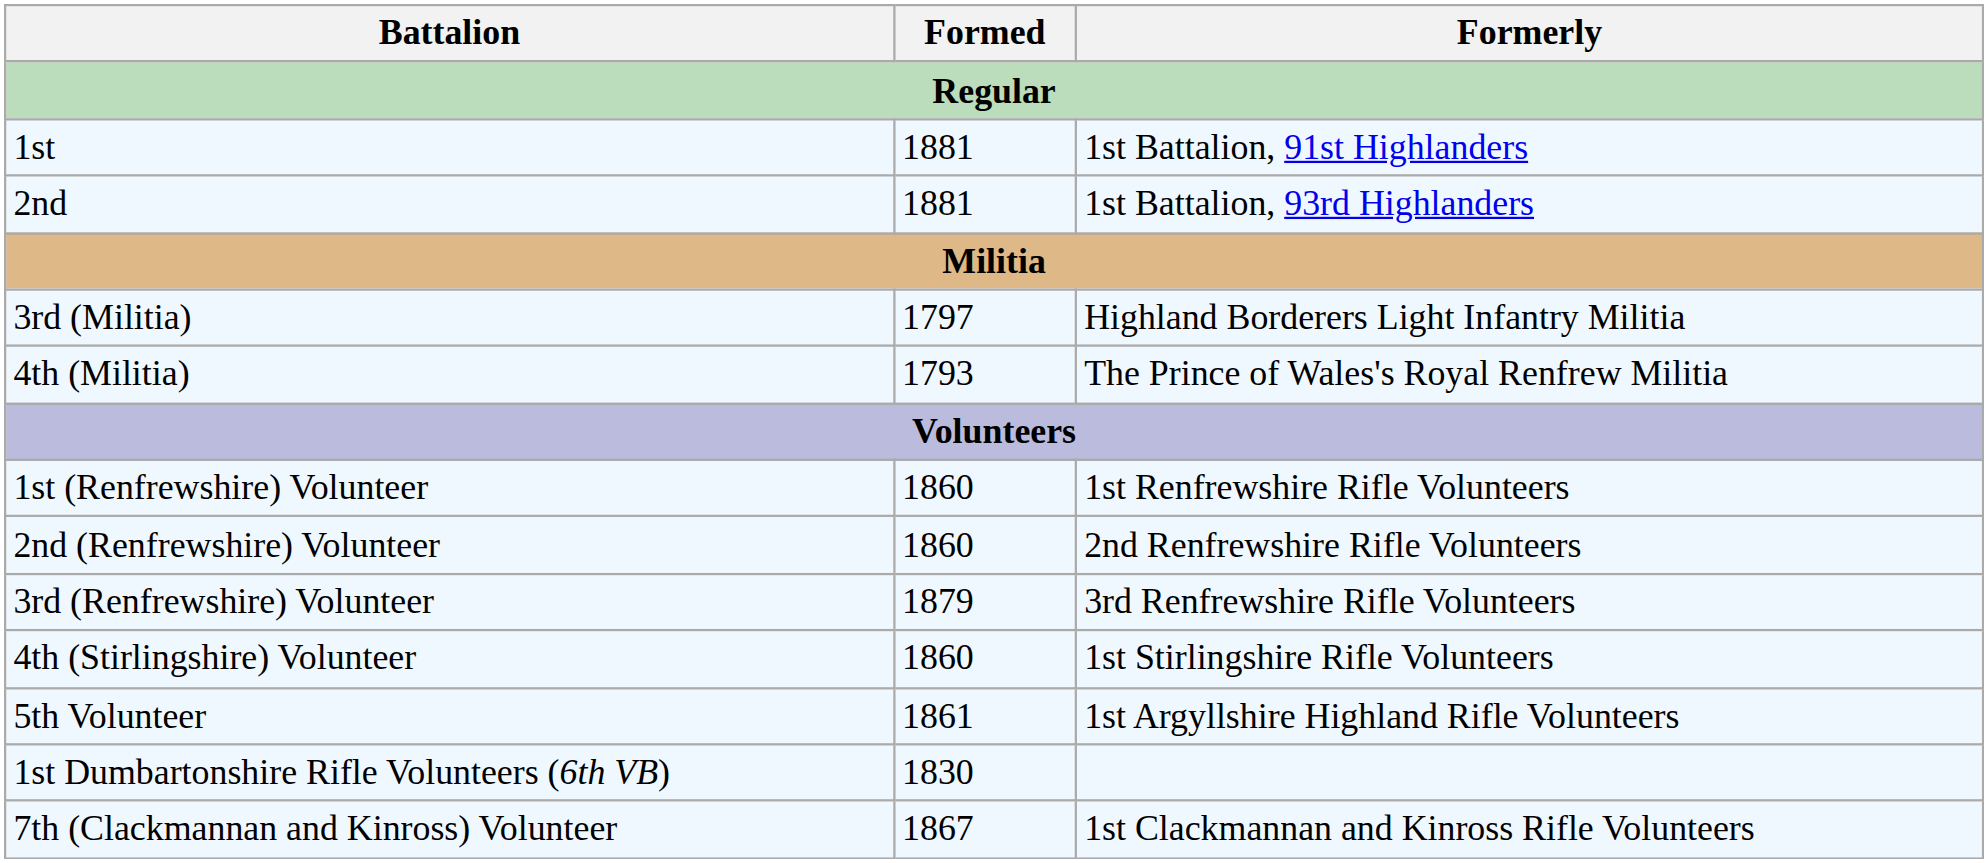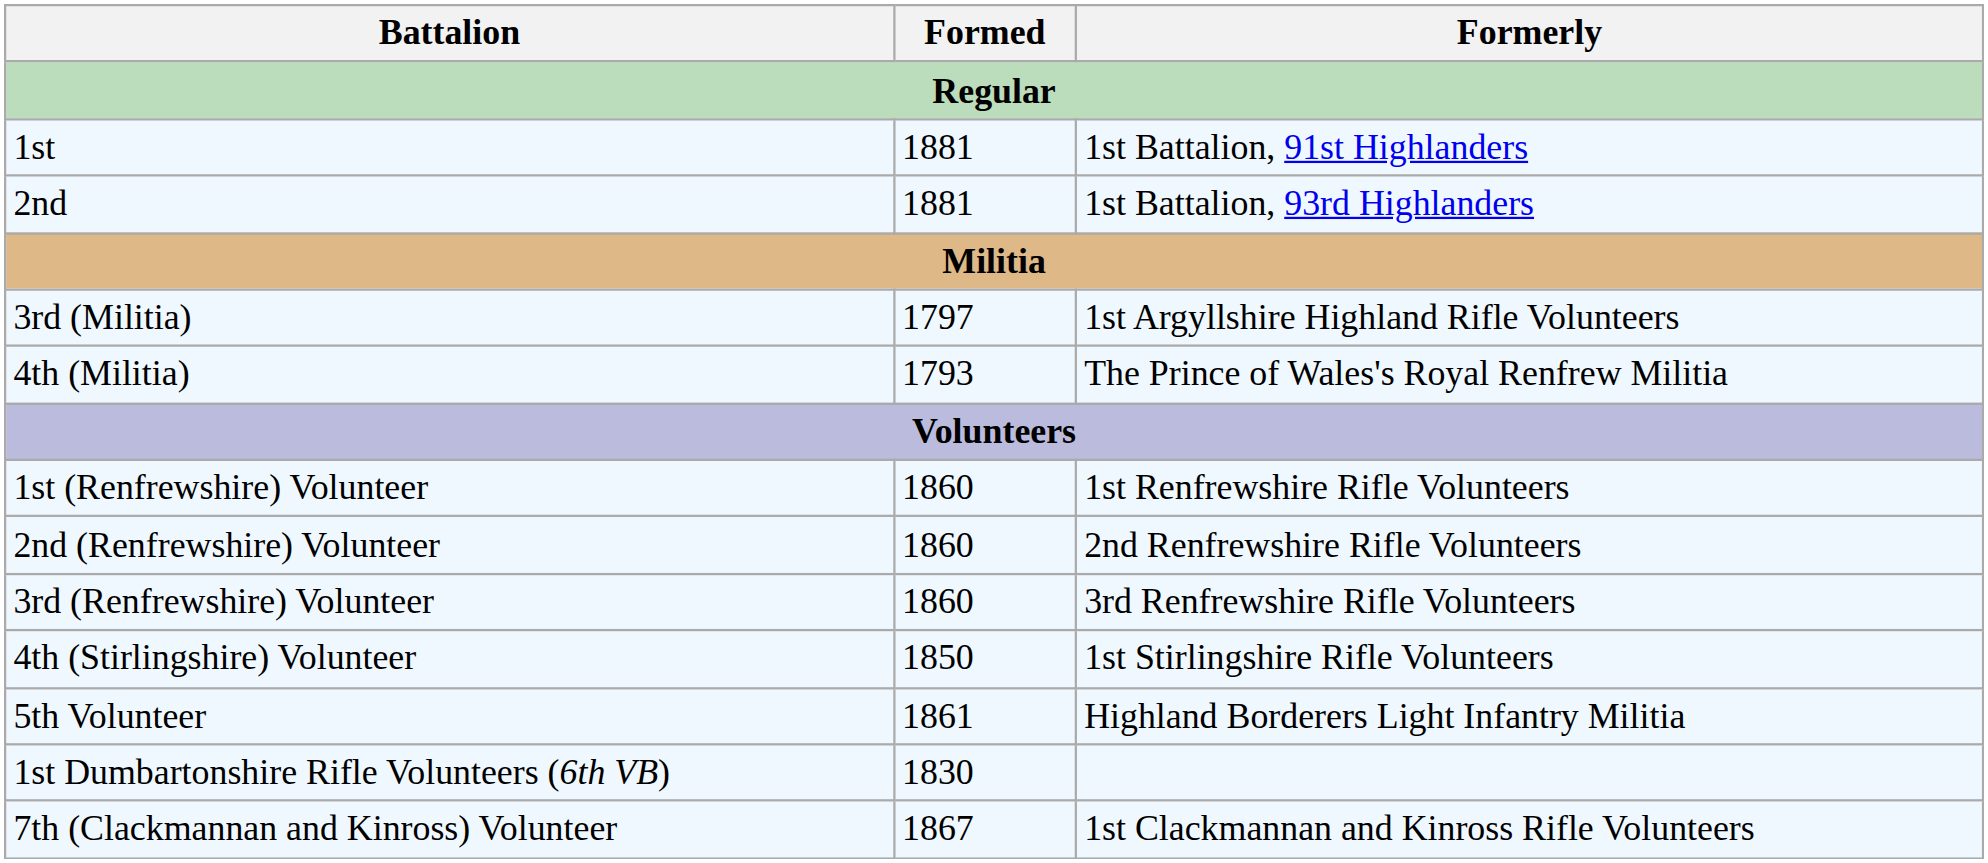(1385, 317) Highland Borderers Light Infantry Militia -> (1382, 317) 1st Argyllshire Highland Rifle Volunteers
(938, 601) 1879 -> (938, 601) 1860
(938, 658) 1860 -> (938, 658) 1850
(1382, 714) 1st Argyllshire Highland Rifle Volunteers -> (1385, 714) Highland Borderers Light Infantry Militia
